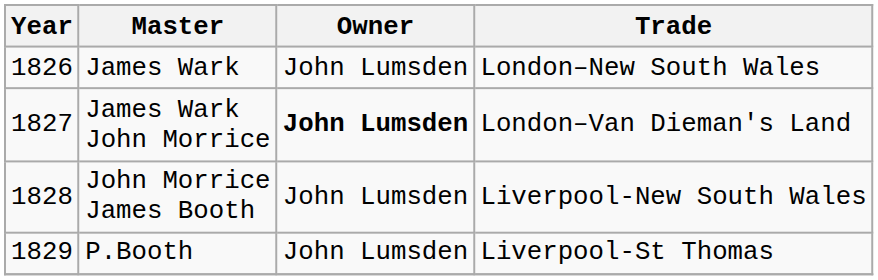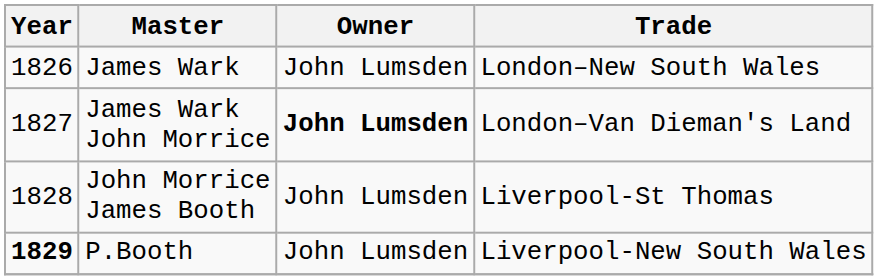(674, 196) Liverpool-New South Wales -> (627, 196) Liverpool-St Thomas
(42, 253) normal -> (42, 253) bold
(627, 253) Liverpool-St Thomas -> (674, 253) Liverpool-New South Wales
